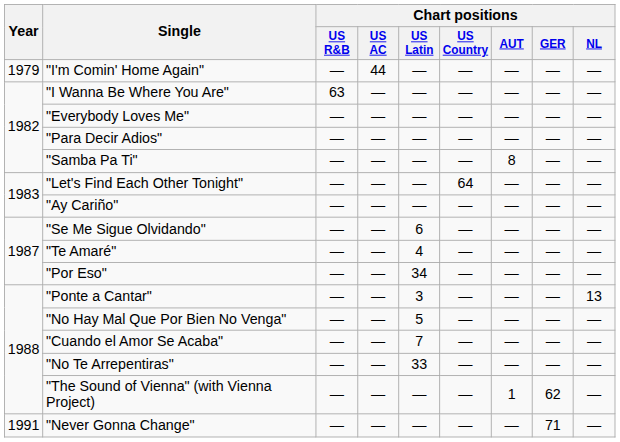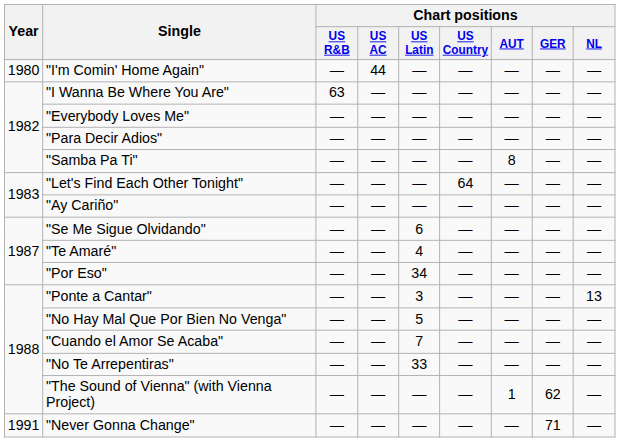(24, 70) 1979 -> (24, 70) 1980
